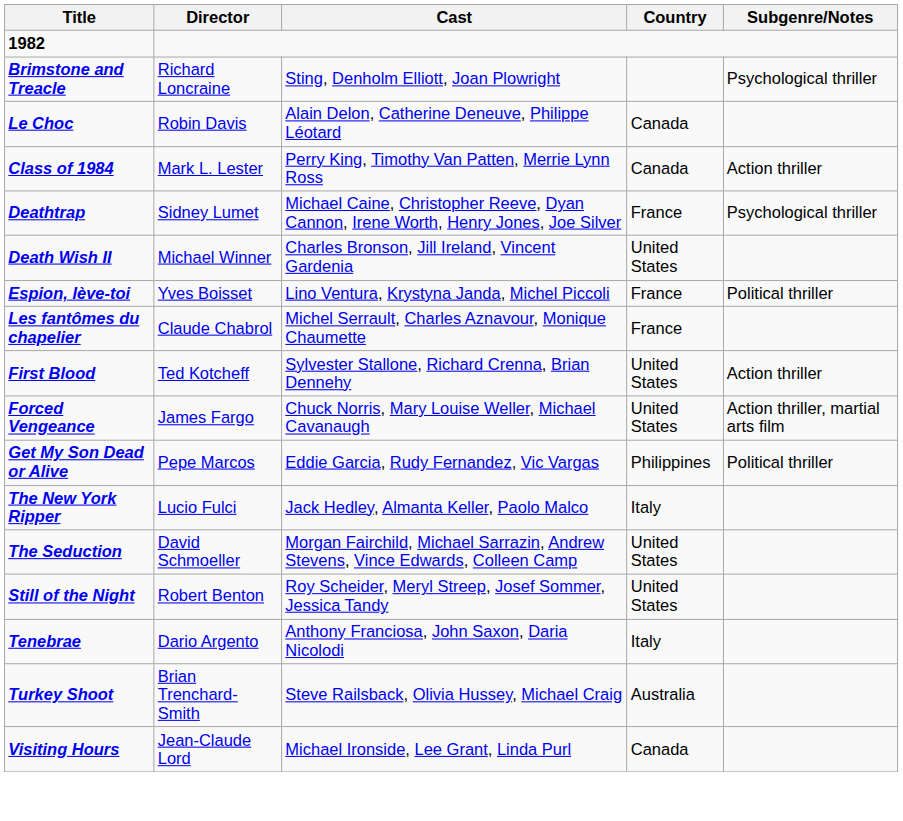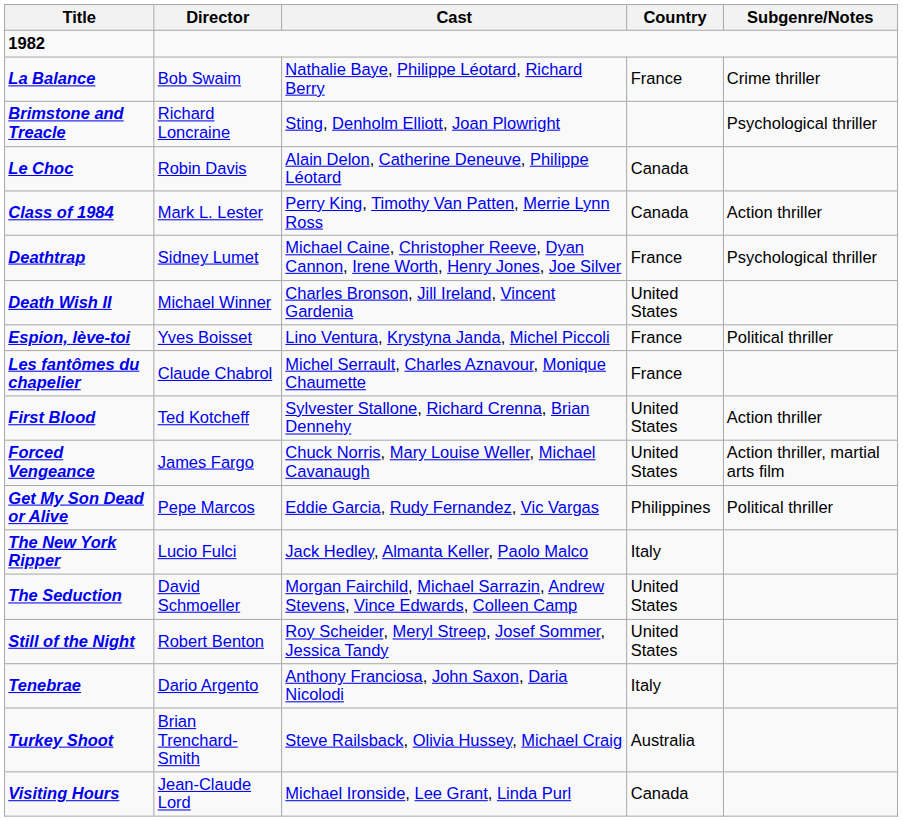+ row: (52, 79)
